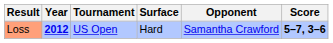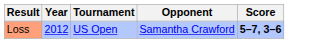- column: (159, 13)
(56, 30) bold -> (56, 30) normal
